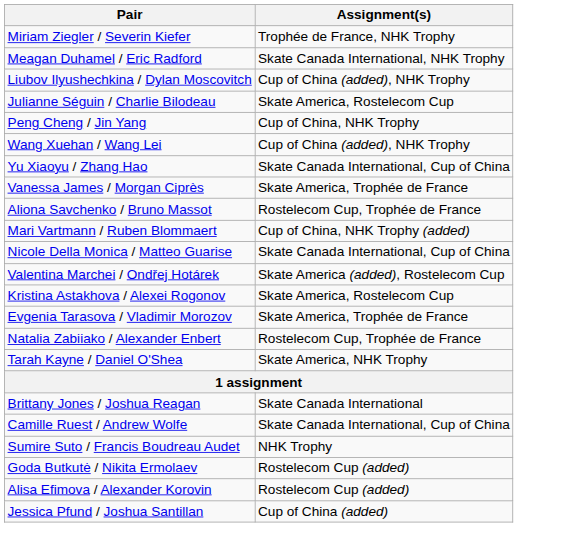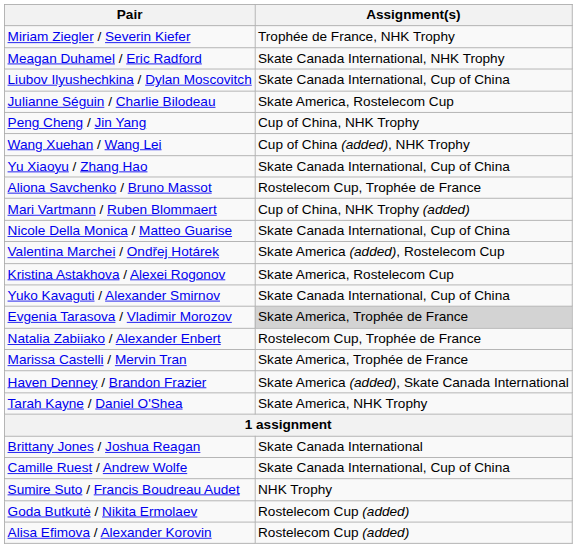(364, 79) Cup of China (added), NHK Trophy -> (384, 79) Skate Canada International, Cup of China
- row: (106, 187)
+ row: (114, 295)
(363, 317) no background -> (363, 317) lightgrey background
+ row: (97, 360)
+ row: (107, 381)
- row: (105, 511)
